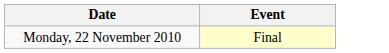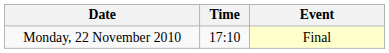+ column: (225, 15)
